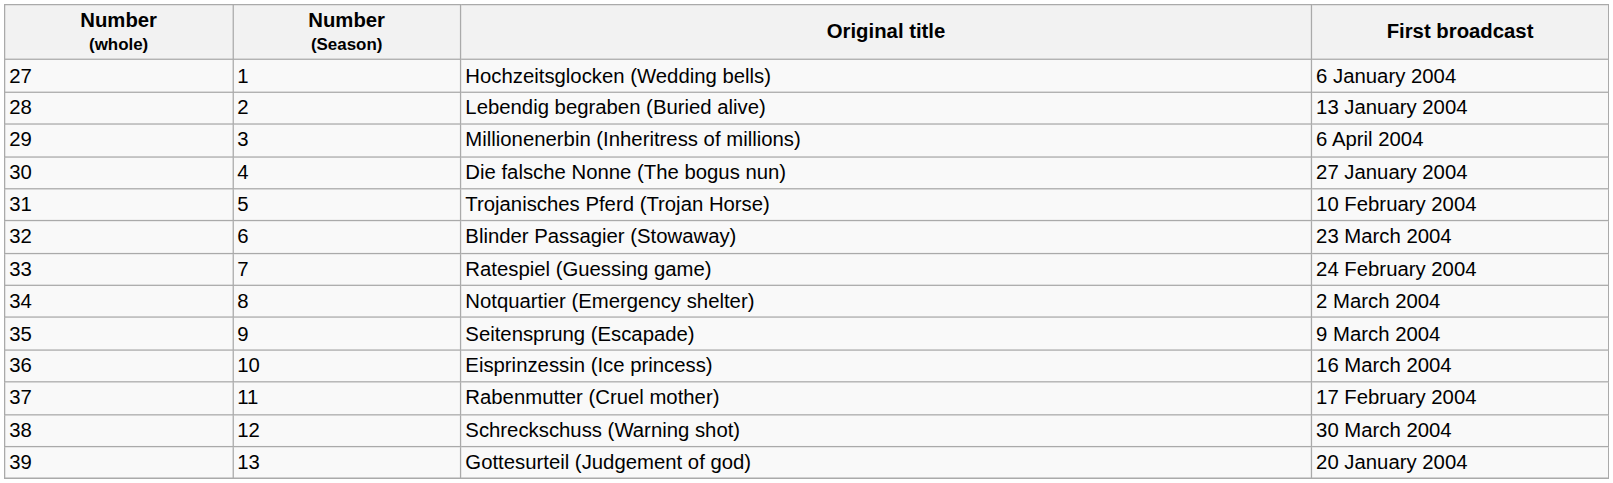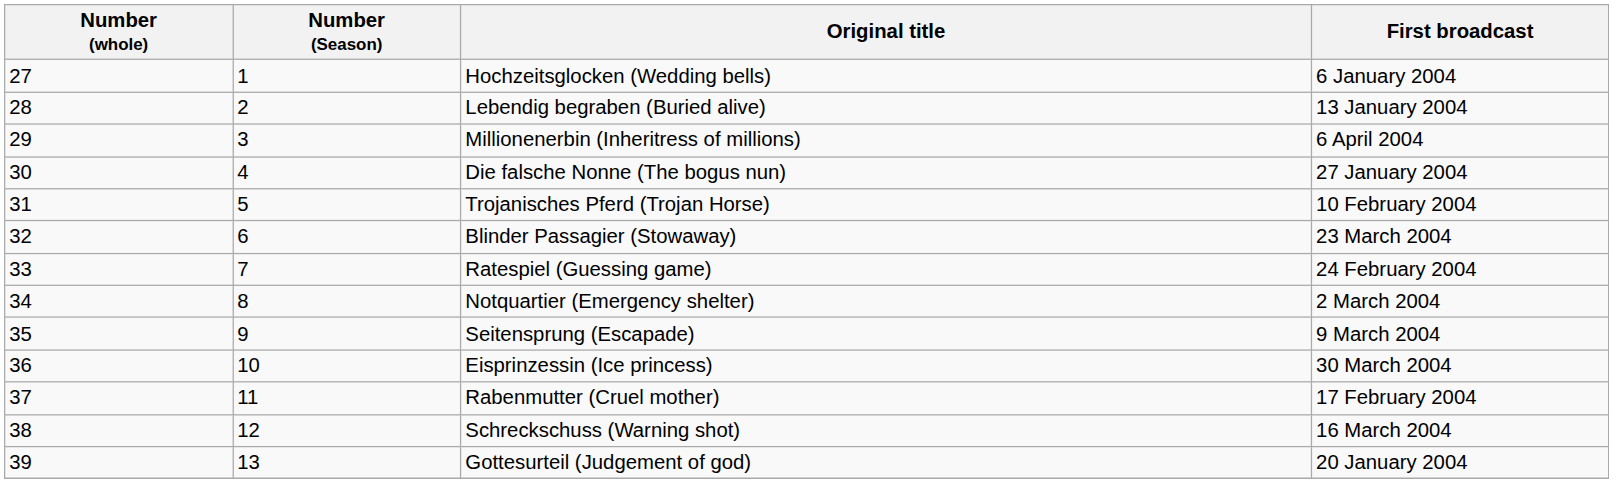(1384, 365) 16 March 2004 -> (1384, 365) 30 March 2004
(1384, 430) 30 March 2004 -> (1384, 430) 16 March 2004
